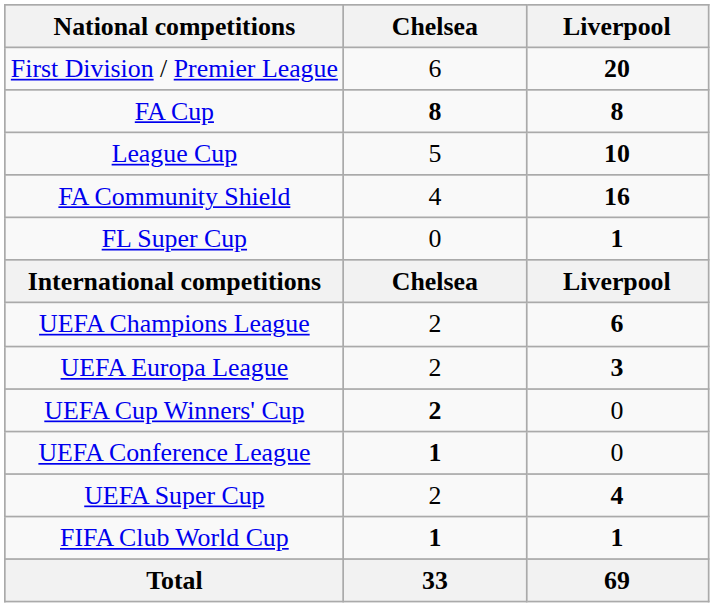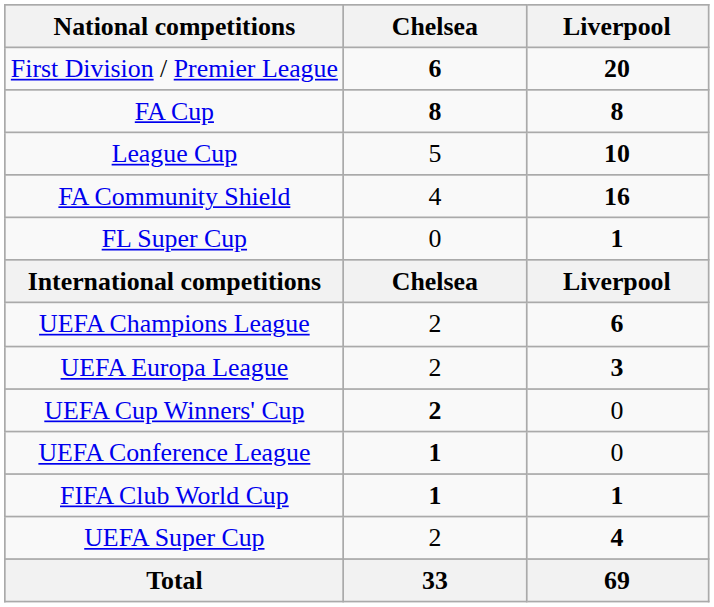(435, 68) normal -> (435, 68) bold
rows swapped: (174, 494) <-> (174, 537)
